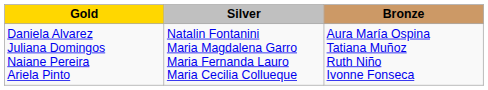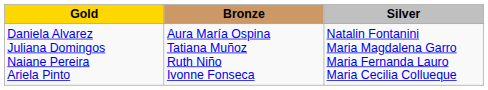columns swapped: (244, 14) <-> (404, 14)
